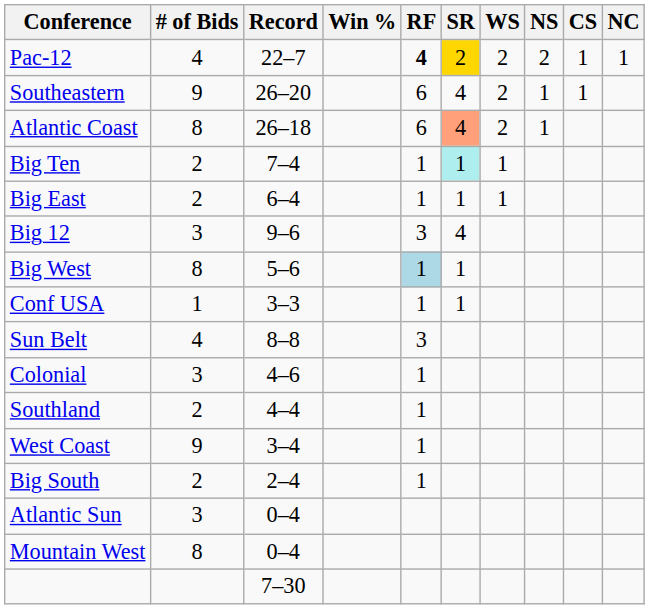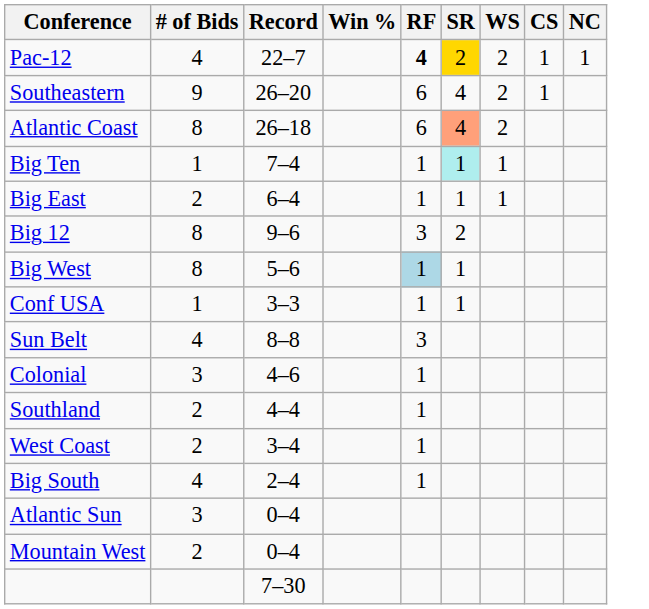- column: (544, 22)
(197, 163) 2 -> (197, 163) 1
(197, 233) 3 -> (197, 233) 8
(461, 233) 4 -> (461, 233) 2
(197, 445) 9 -> (197, 445) 2
(197, 480) 2 -> (197, 480) 4
(197, 551) 8 -> (197, 551) 2
